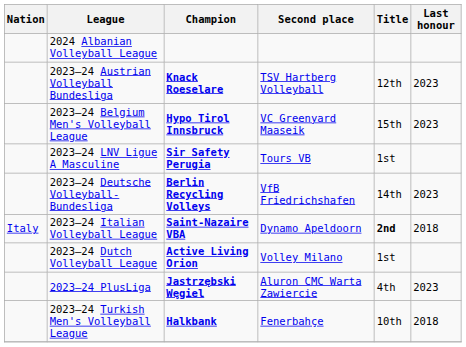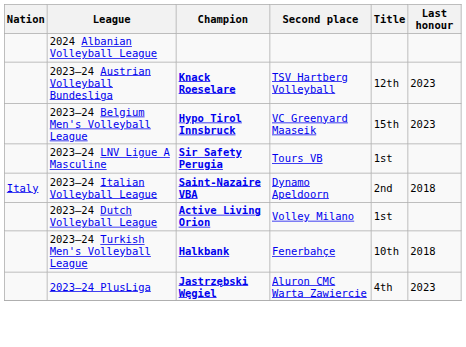- row: (100, 194)
(386, 229) bold -> (383, 188) normal
rows swapped: (100, 286) <-> (100, 321)
